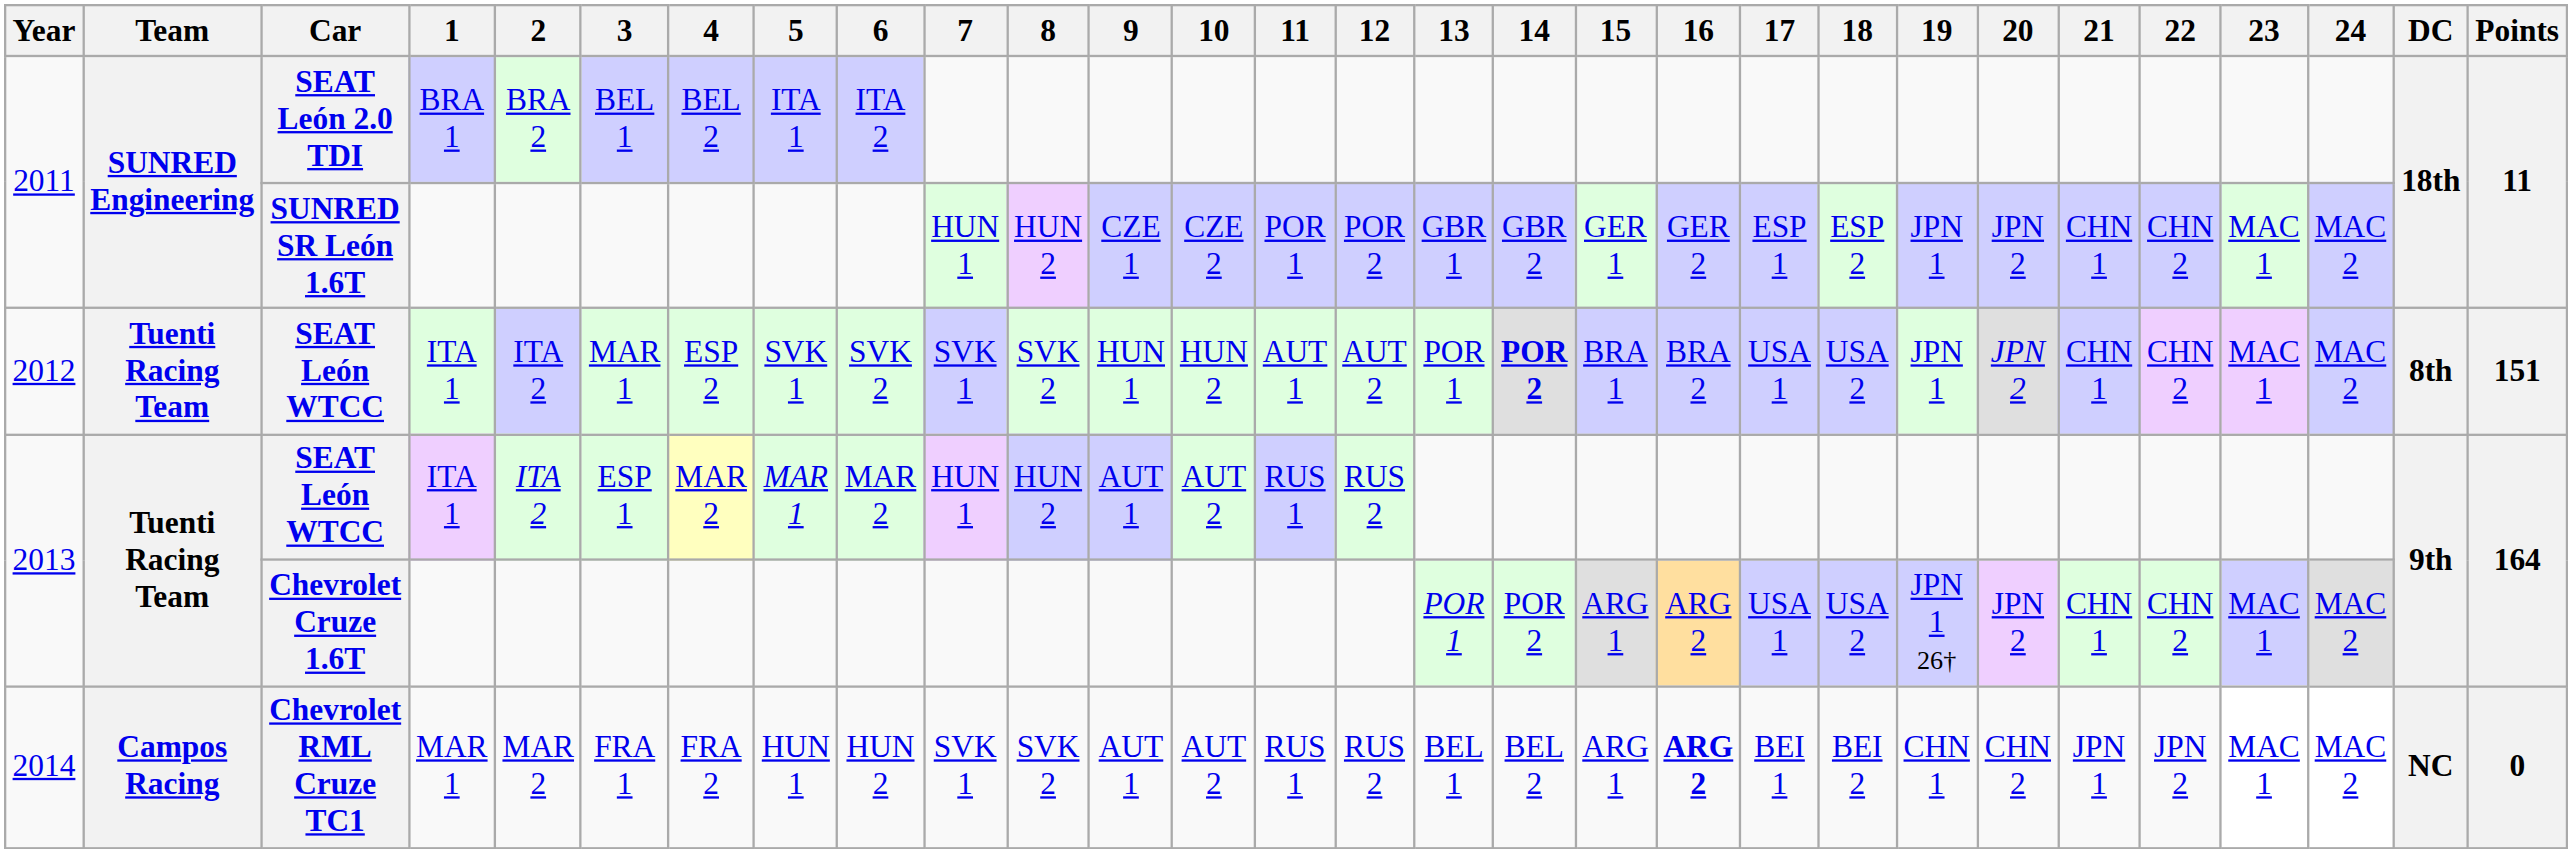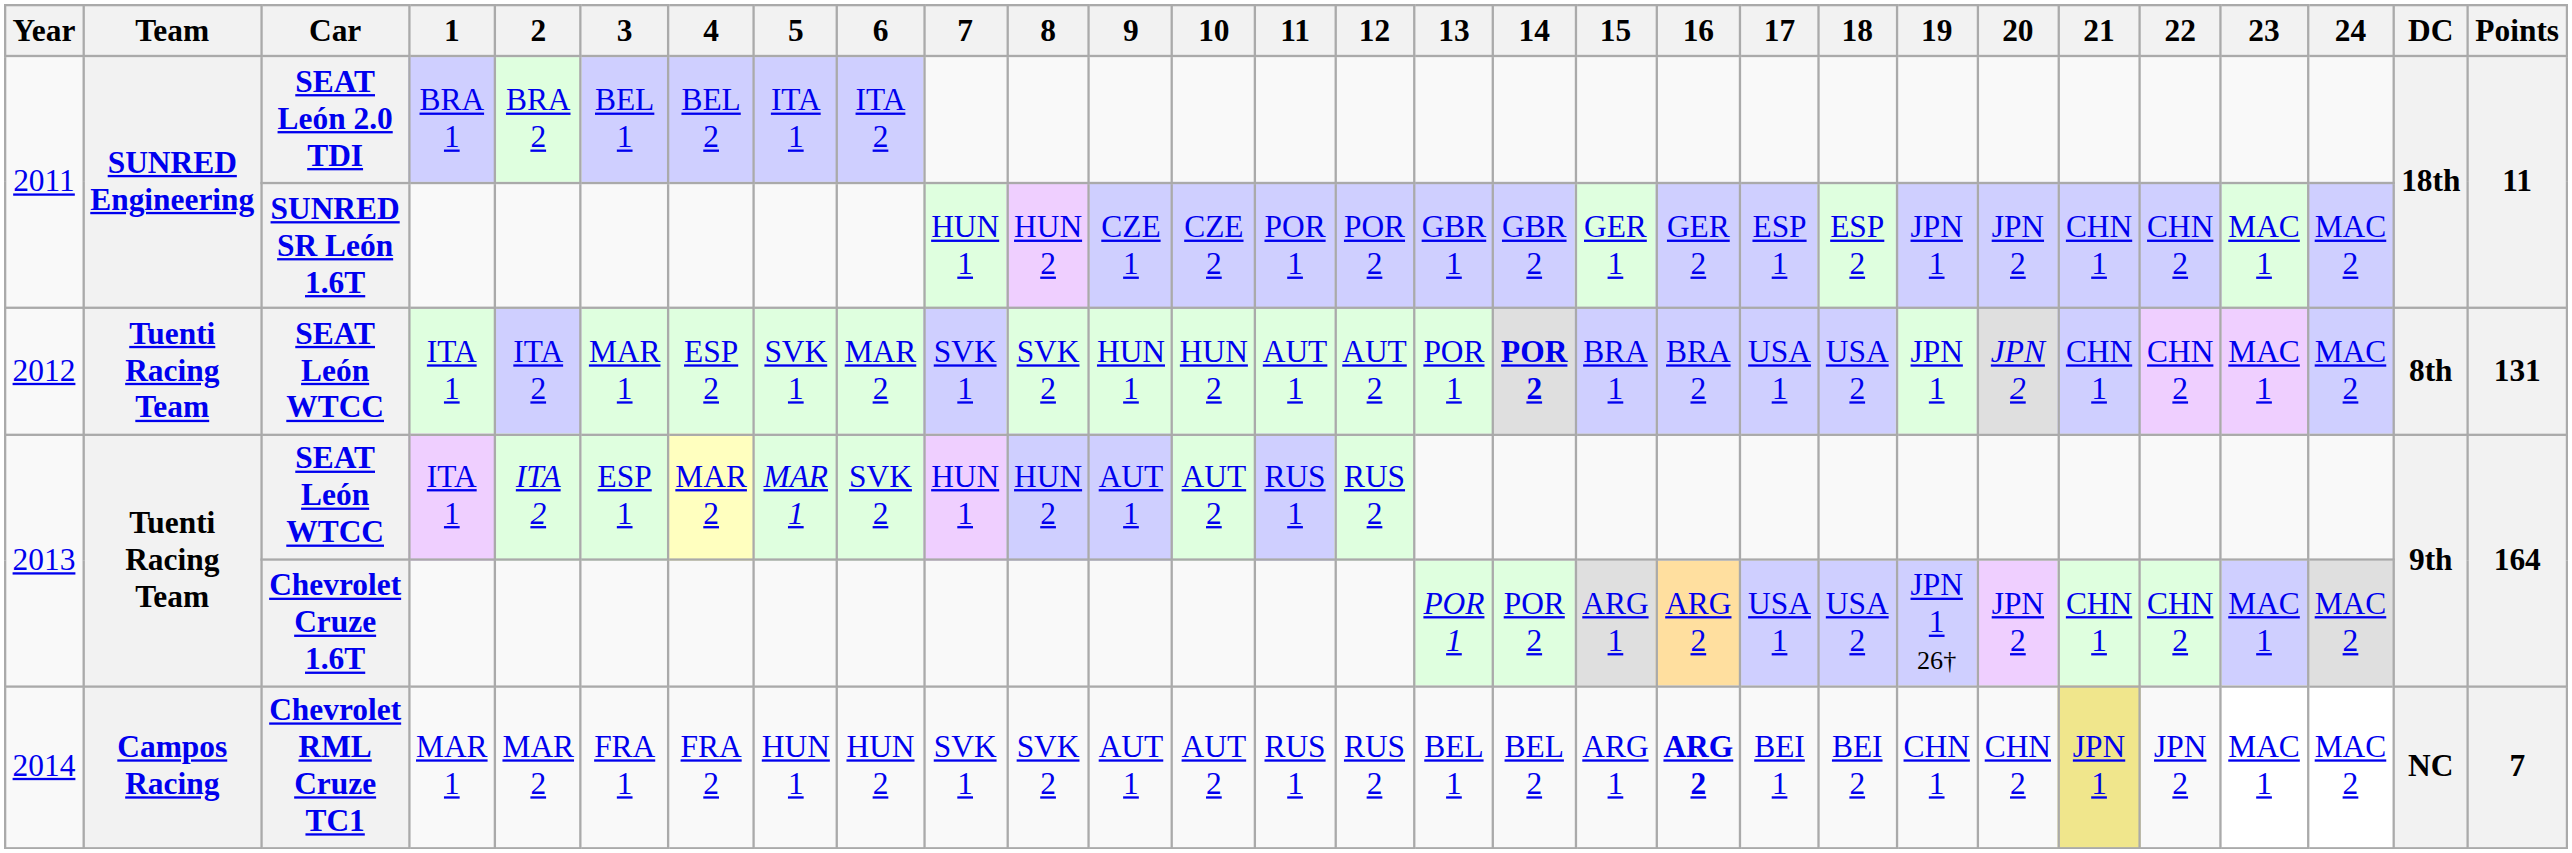(880, 370) SVK 2 -> (880, 370) MAR 2
(2517, 370) 151 -> (2517, 370) 131
(880, 496) MAR 2 -> (880, 496) SVK 2
(2099, 766) no background -> (2099, 766) khaki background
(2517, 766) 0 -> (2517, 766) 7
